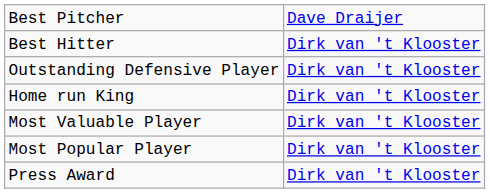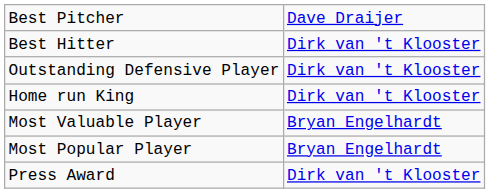(384, 123) Dirk van 't Klooster -> (364, 123) Bryan Engelhardt
(384, 149) Dirk van 't Klooster -> (364, 149) Bryan Engelhardt
